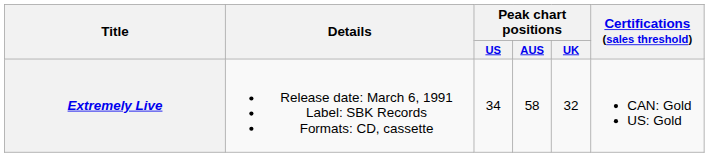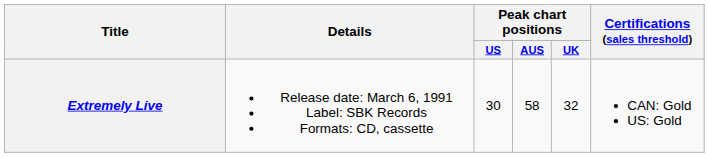(493, 105) 34 -> (493, 105) 30
